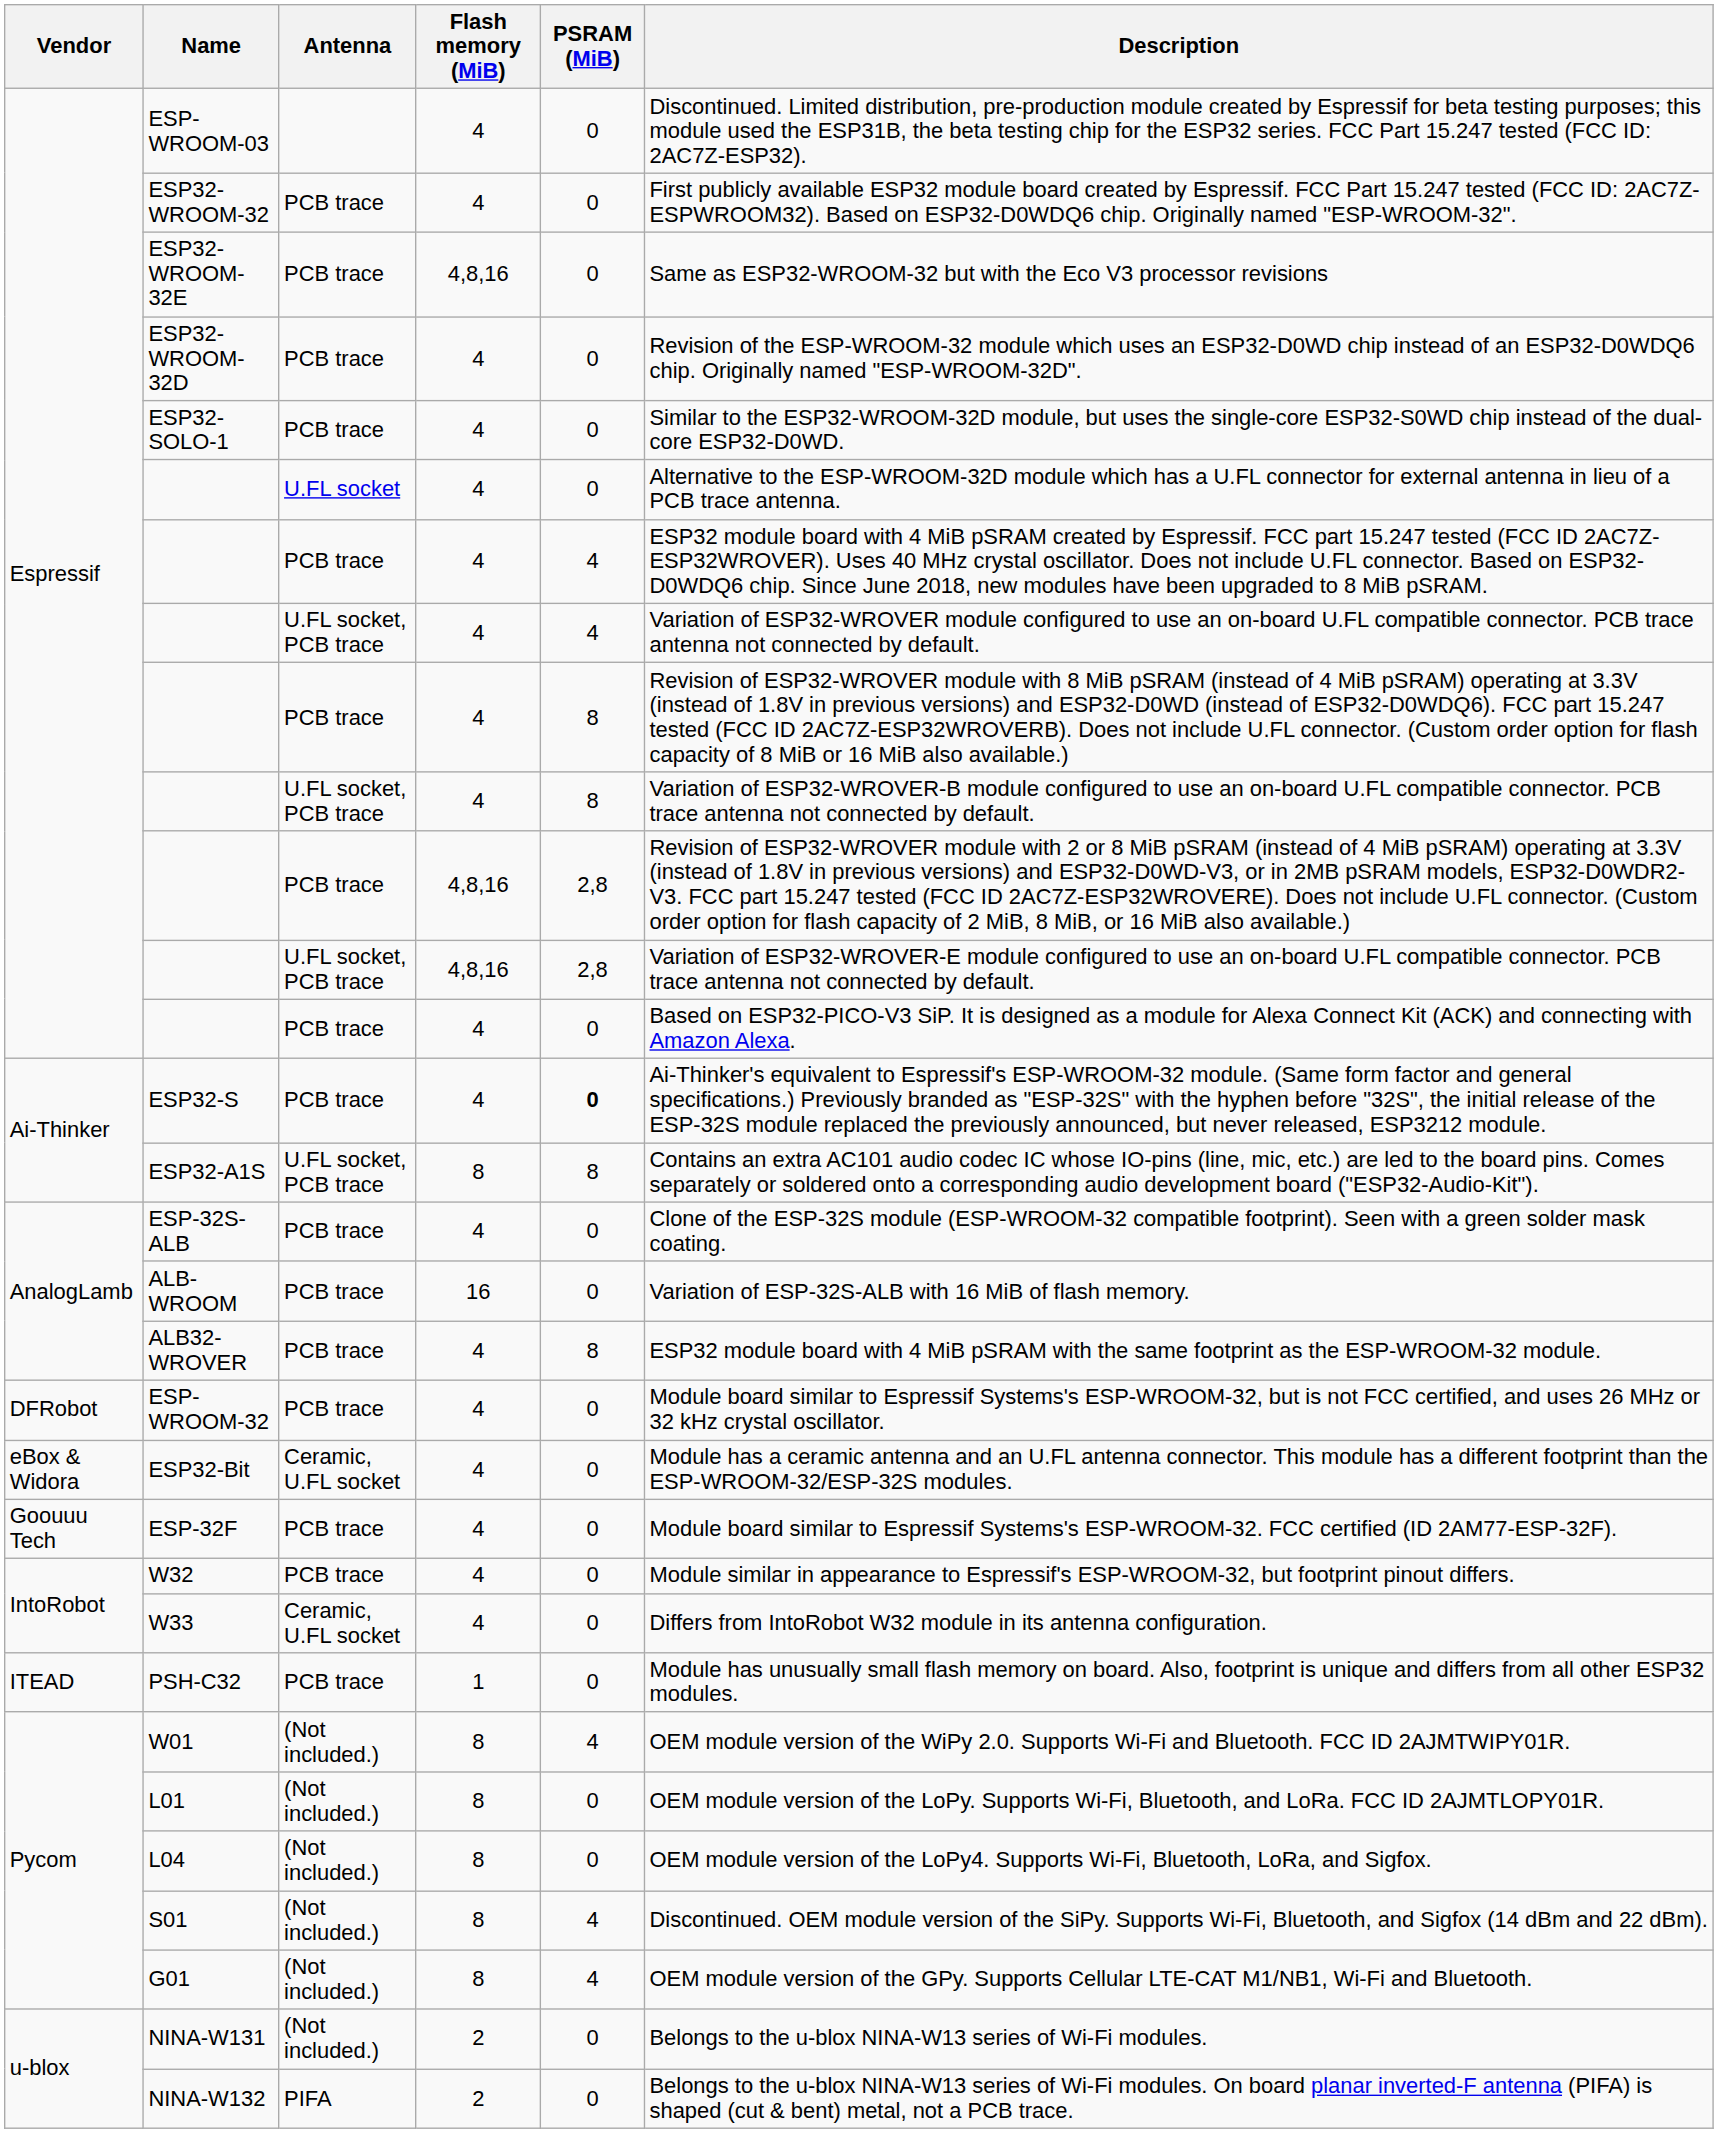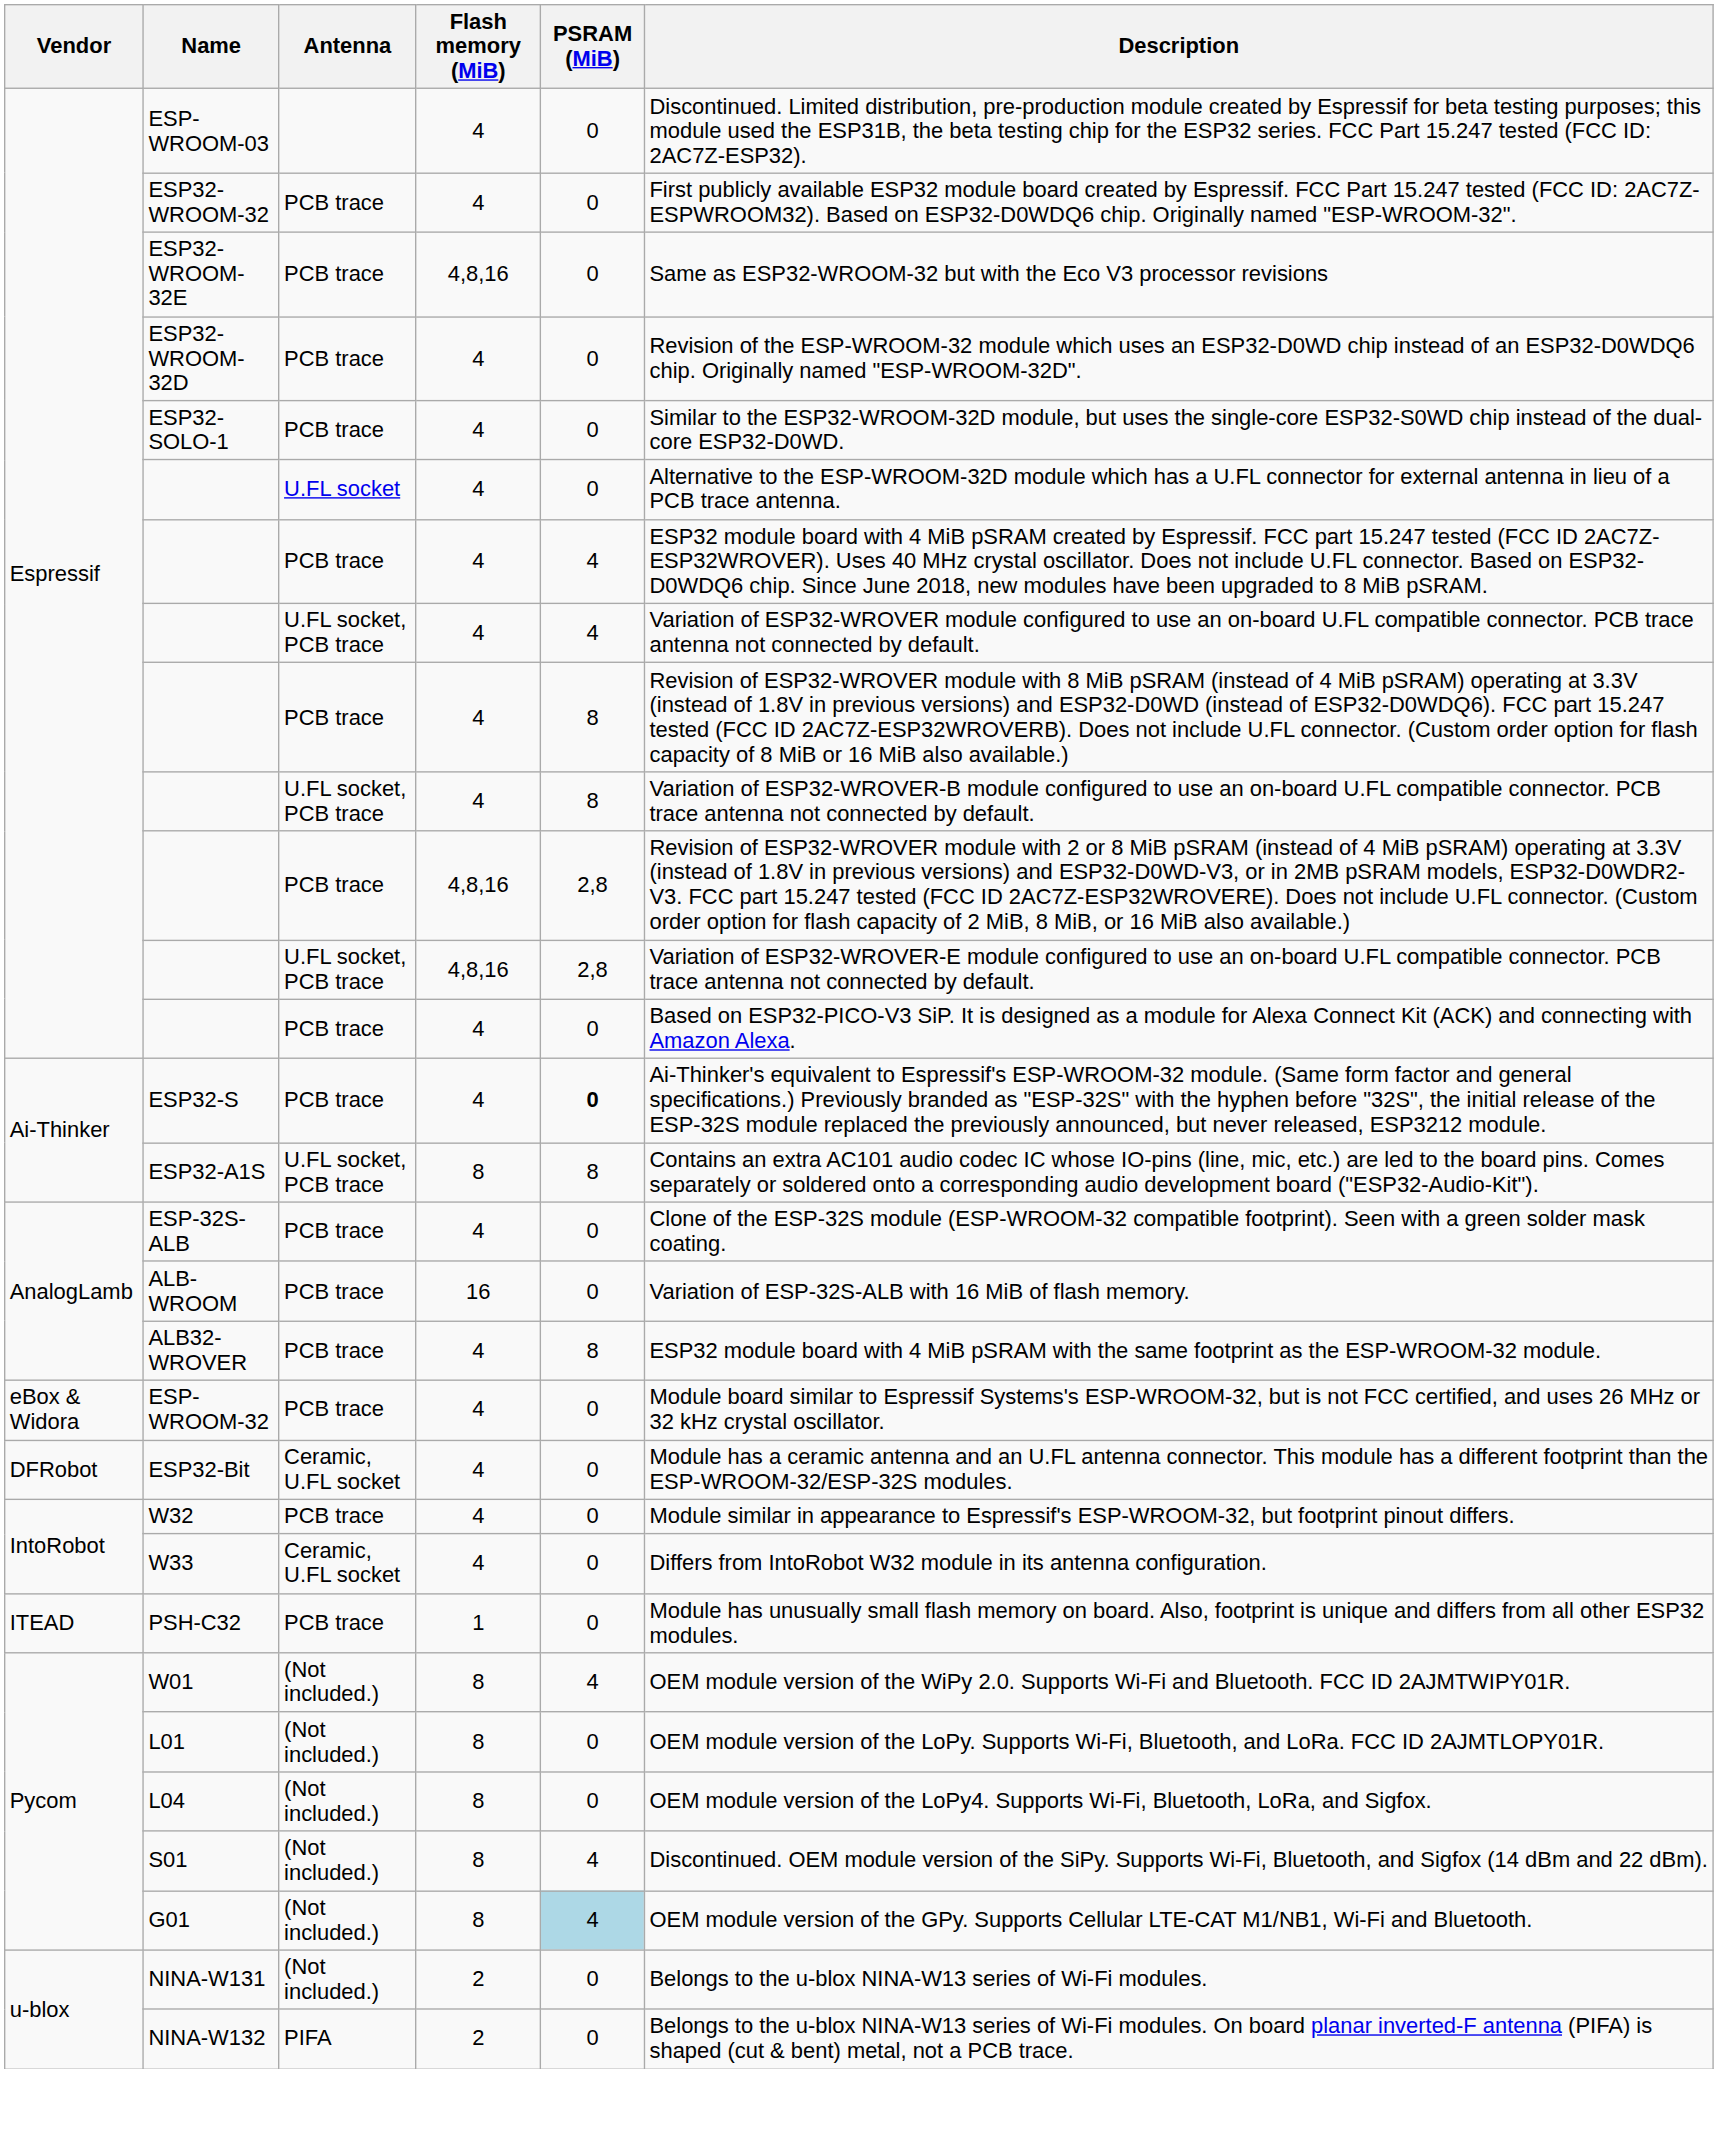(54, 1409) DFRobot -> (45, 1409) eBox & Widora
(45, 1469) eBox & Widora -> (54, 1469) DFRobot
- row: (193, 1528)
(593, 1979) no background -> (593, 1920) lightblue background
